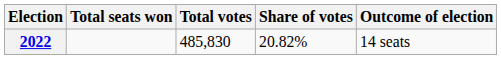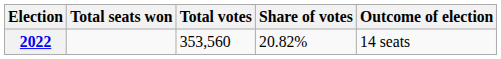(205, 41) 485,830 -> (205, 41) 353,560
